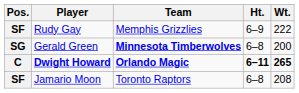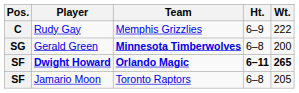(18, 29) SF -> (18, 29) C
(18, 63) C -> (18, 63) SF
(283, 79) 208 -> (283, 79) 205
